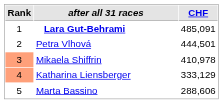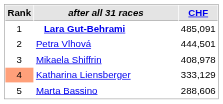(19, 60) lightsalmon background -> (19, 60) no background
(198, 60) 410,978 -> (198, 60) 408,978
